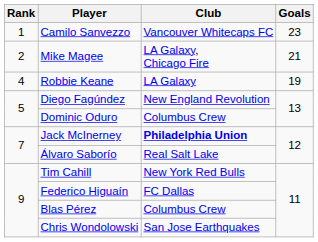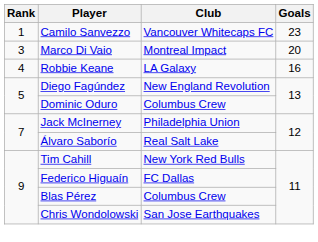- row: (72, 56)
+ row: (76, 50)
(295, 81) 19 -> (295, 68) 16
(195, 136) bold -> (192, 123) normal
